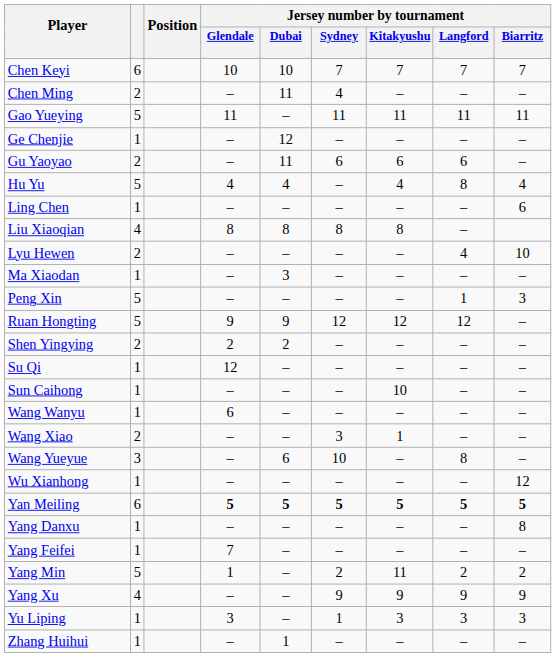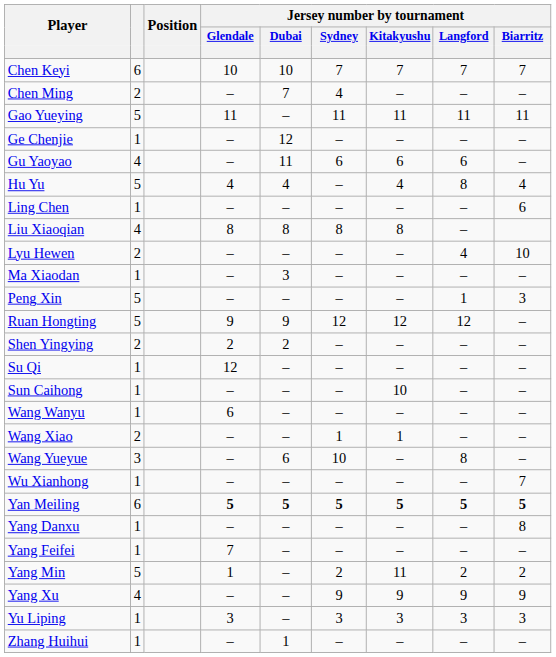(286, 93) 11 -> (286, 93) 7
(137, 161) 2 -> (137, 161) 4
(339, 435) 3 -> (339, 435) 1
(522, 481) 12 -> (522, 481) 7
(339, 618) 1 -> (339, 618) 3
